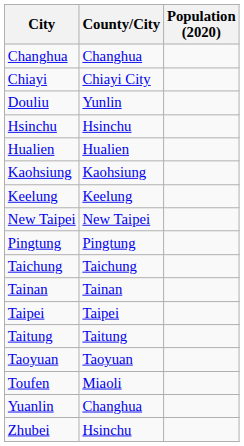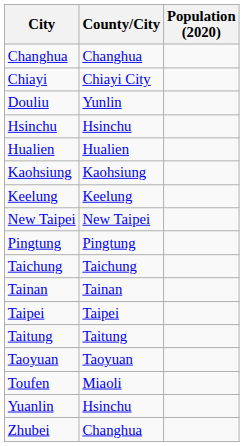(112, 406) Changhua -> (107, 406) Hsinchu
(107, 429) Hsinchu -> (112, 429) Changhua
